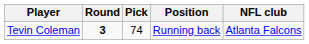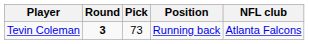(136, 30) 74 -> (136, 30) 73
